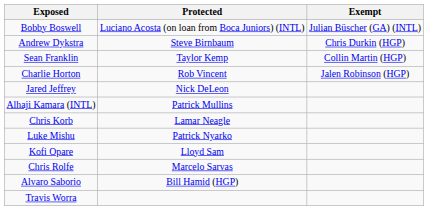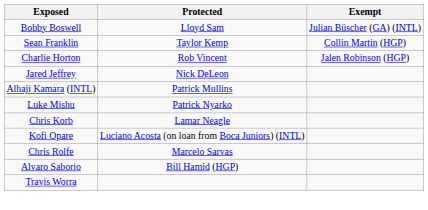(202, 27) Luciano Acosta (on loan from Boca Juniors) (INTL) -> (202, 27) Lloyd Sam
- row: (51, 43)
rows swapped: (51, 120) <-> (51, 136)
(202, 151) Lloyd Sam -> (202, 136) Luciano Acosta (on loan from Boca Juniors) (INTL)
